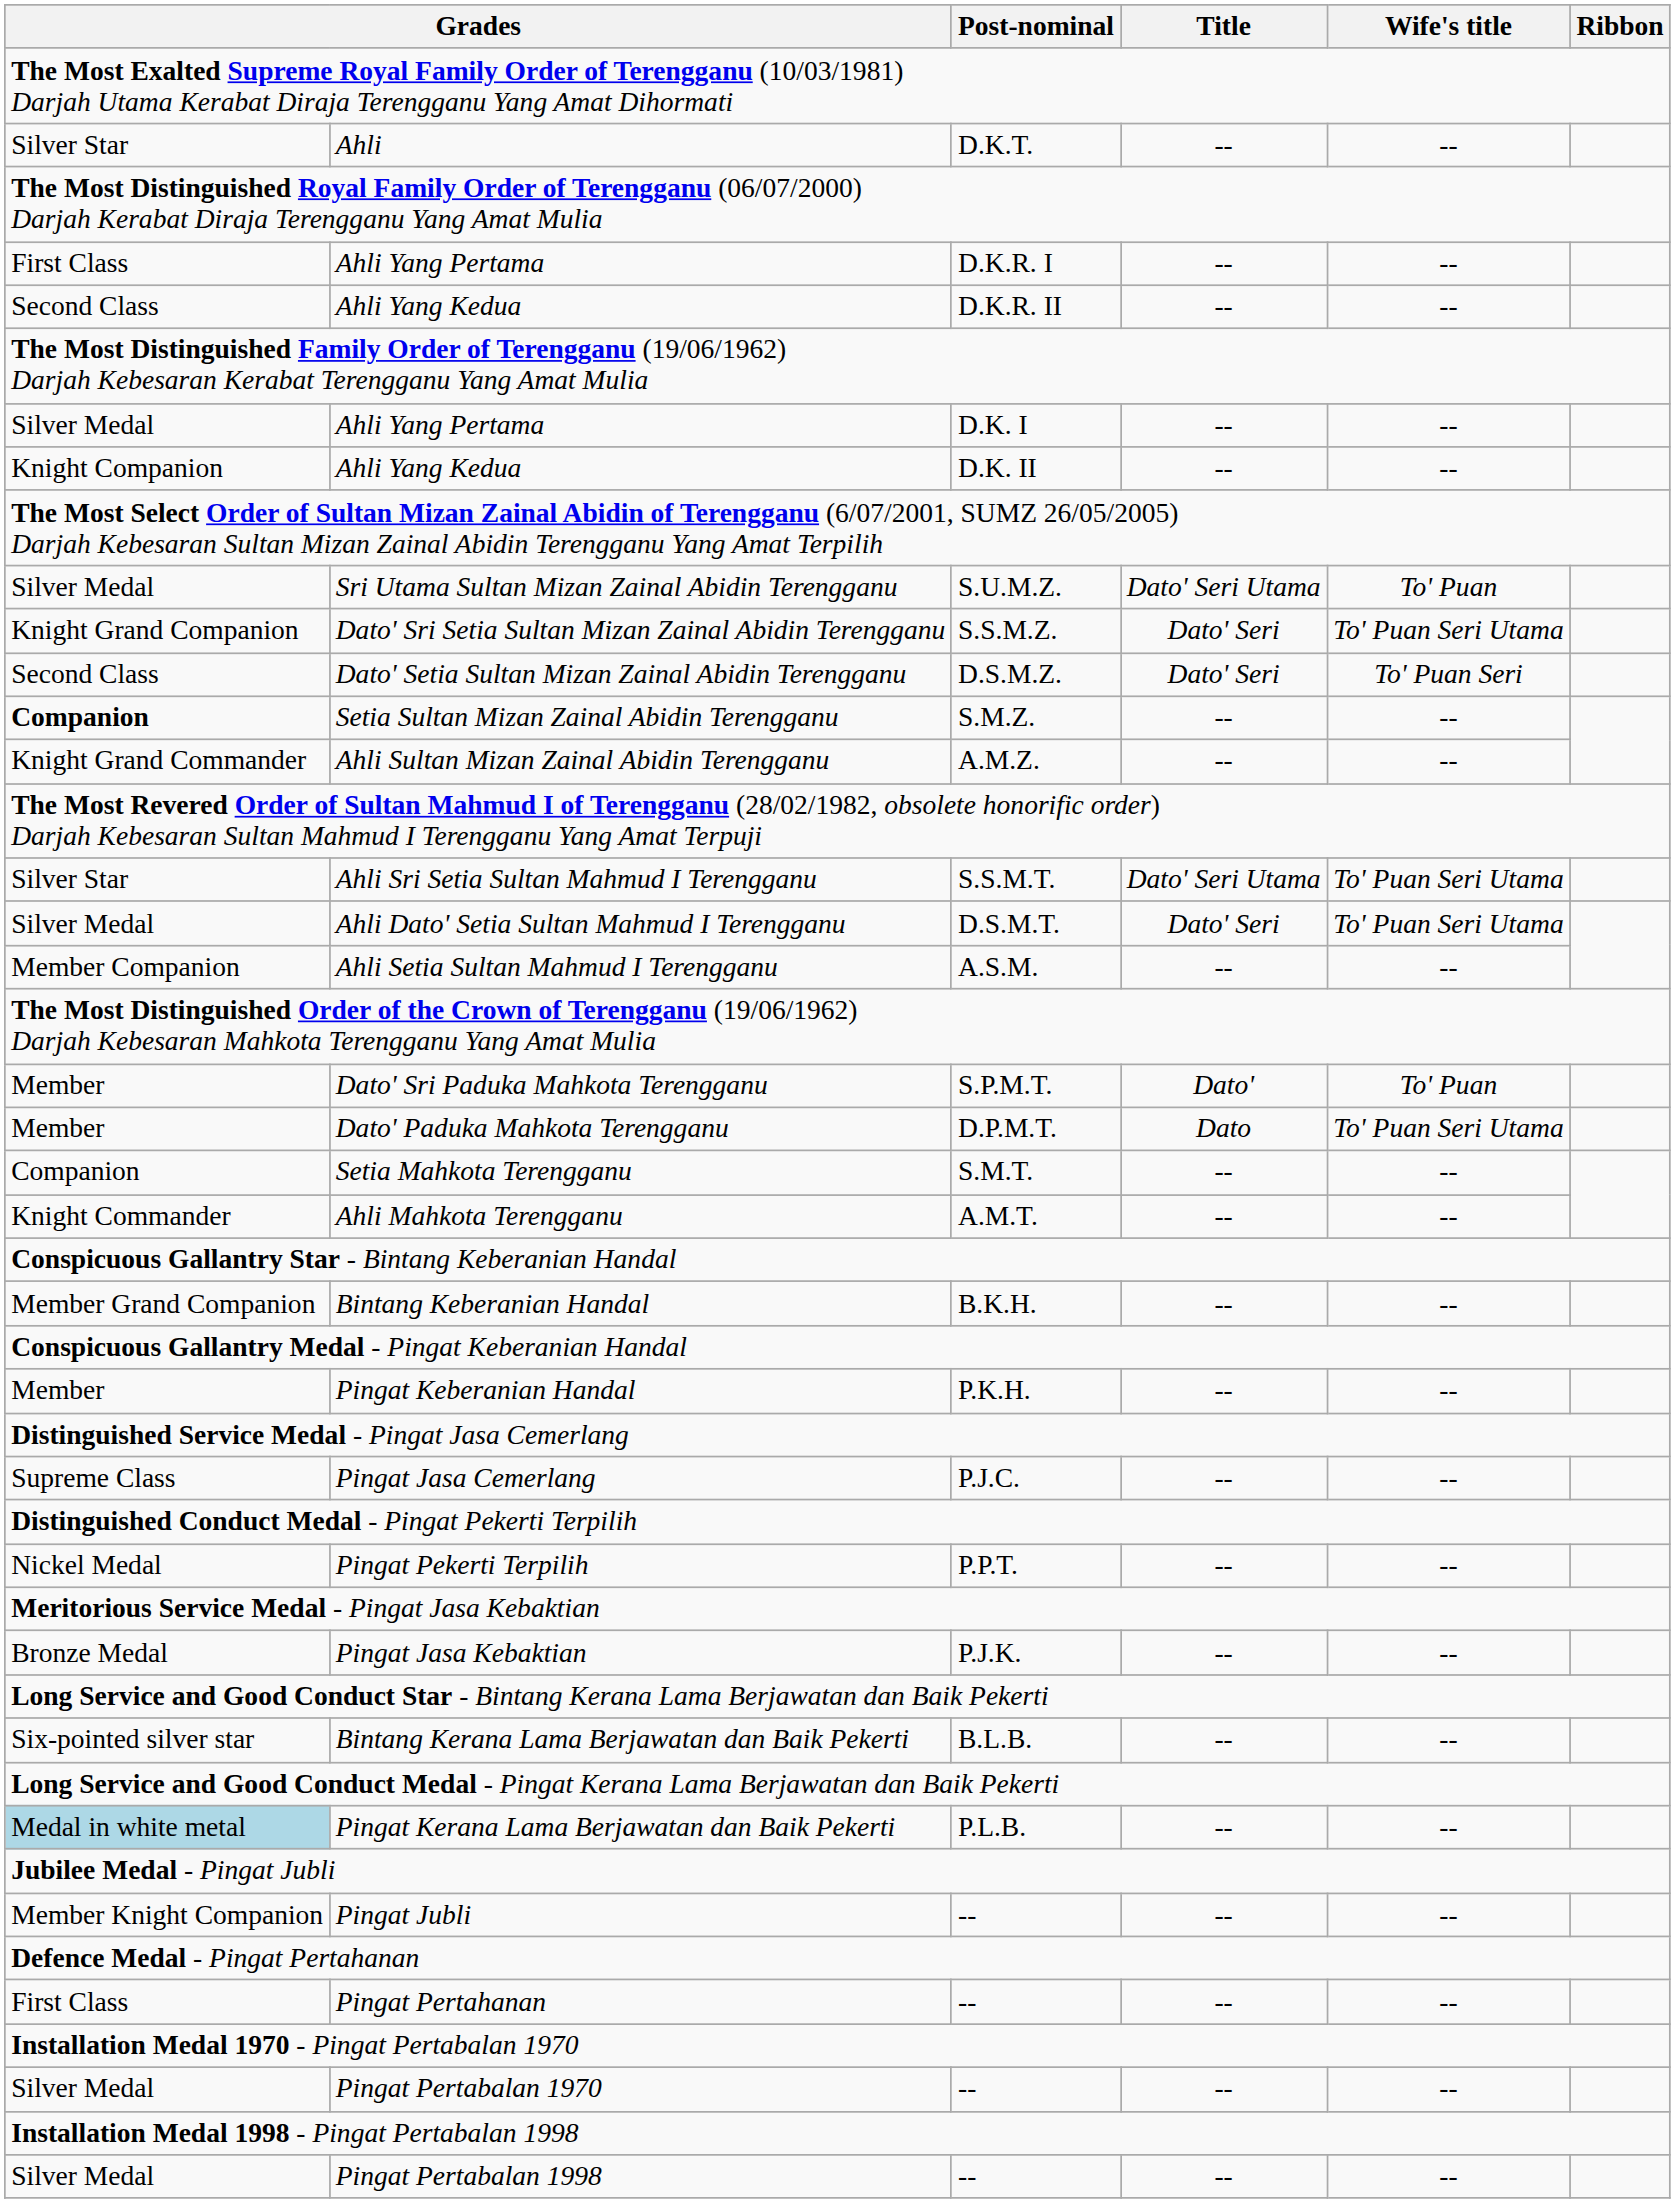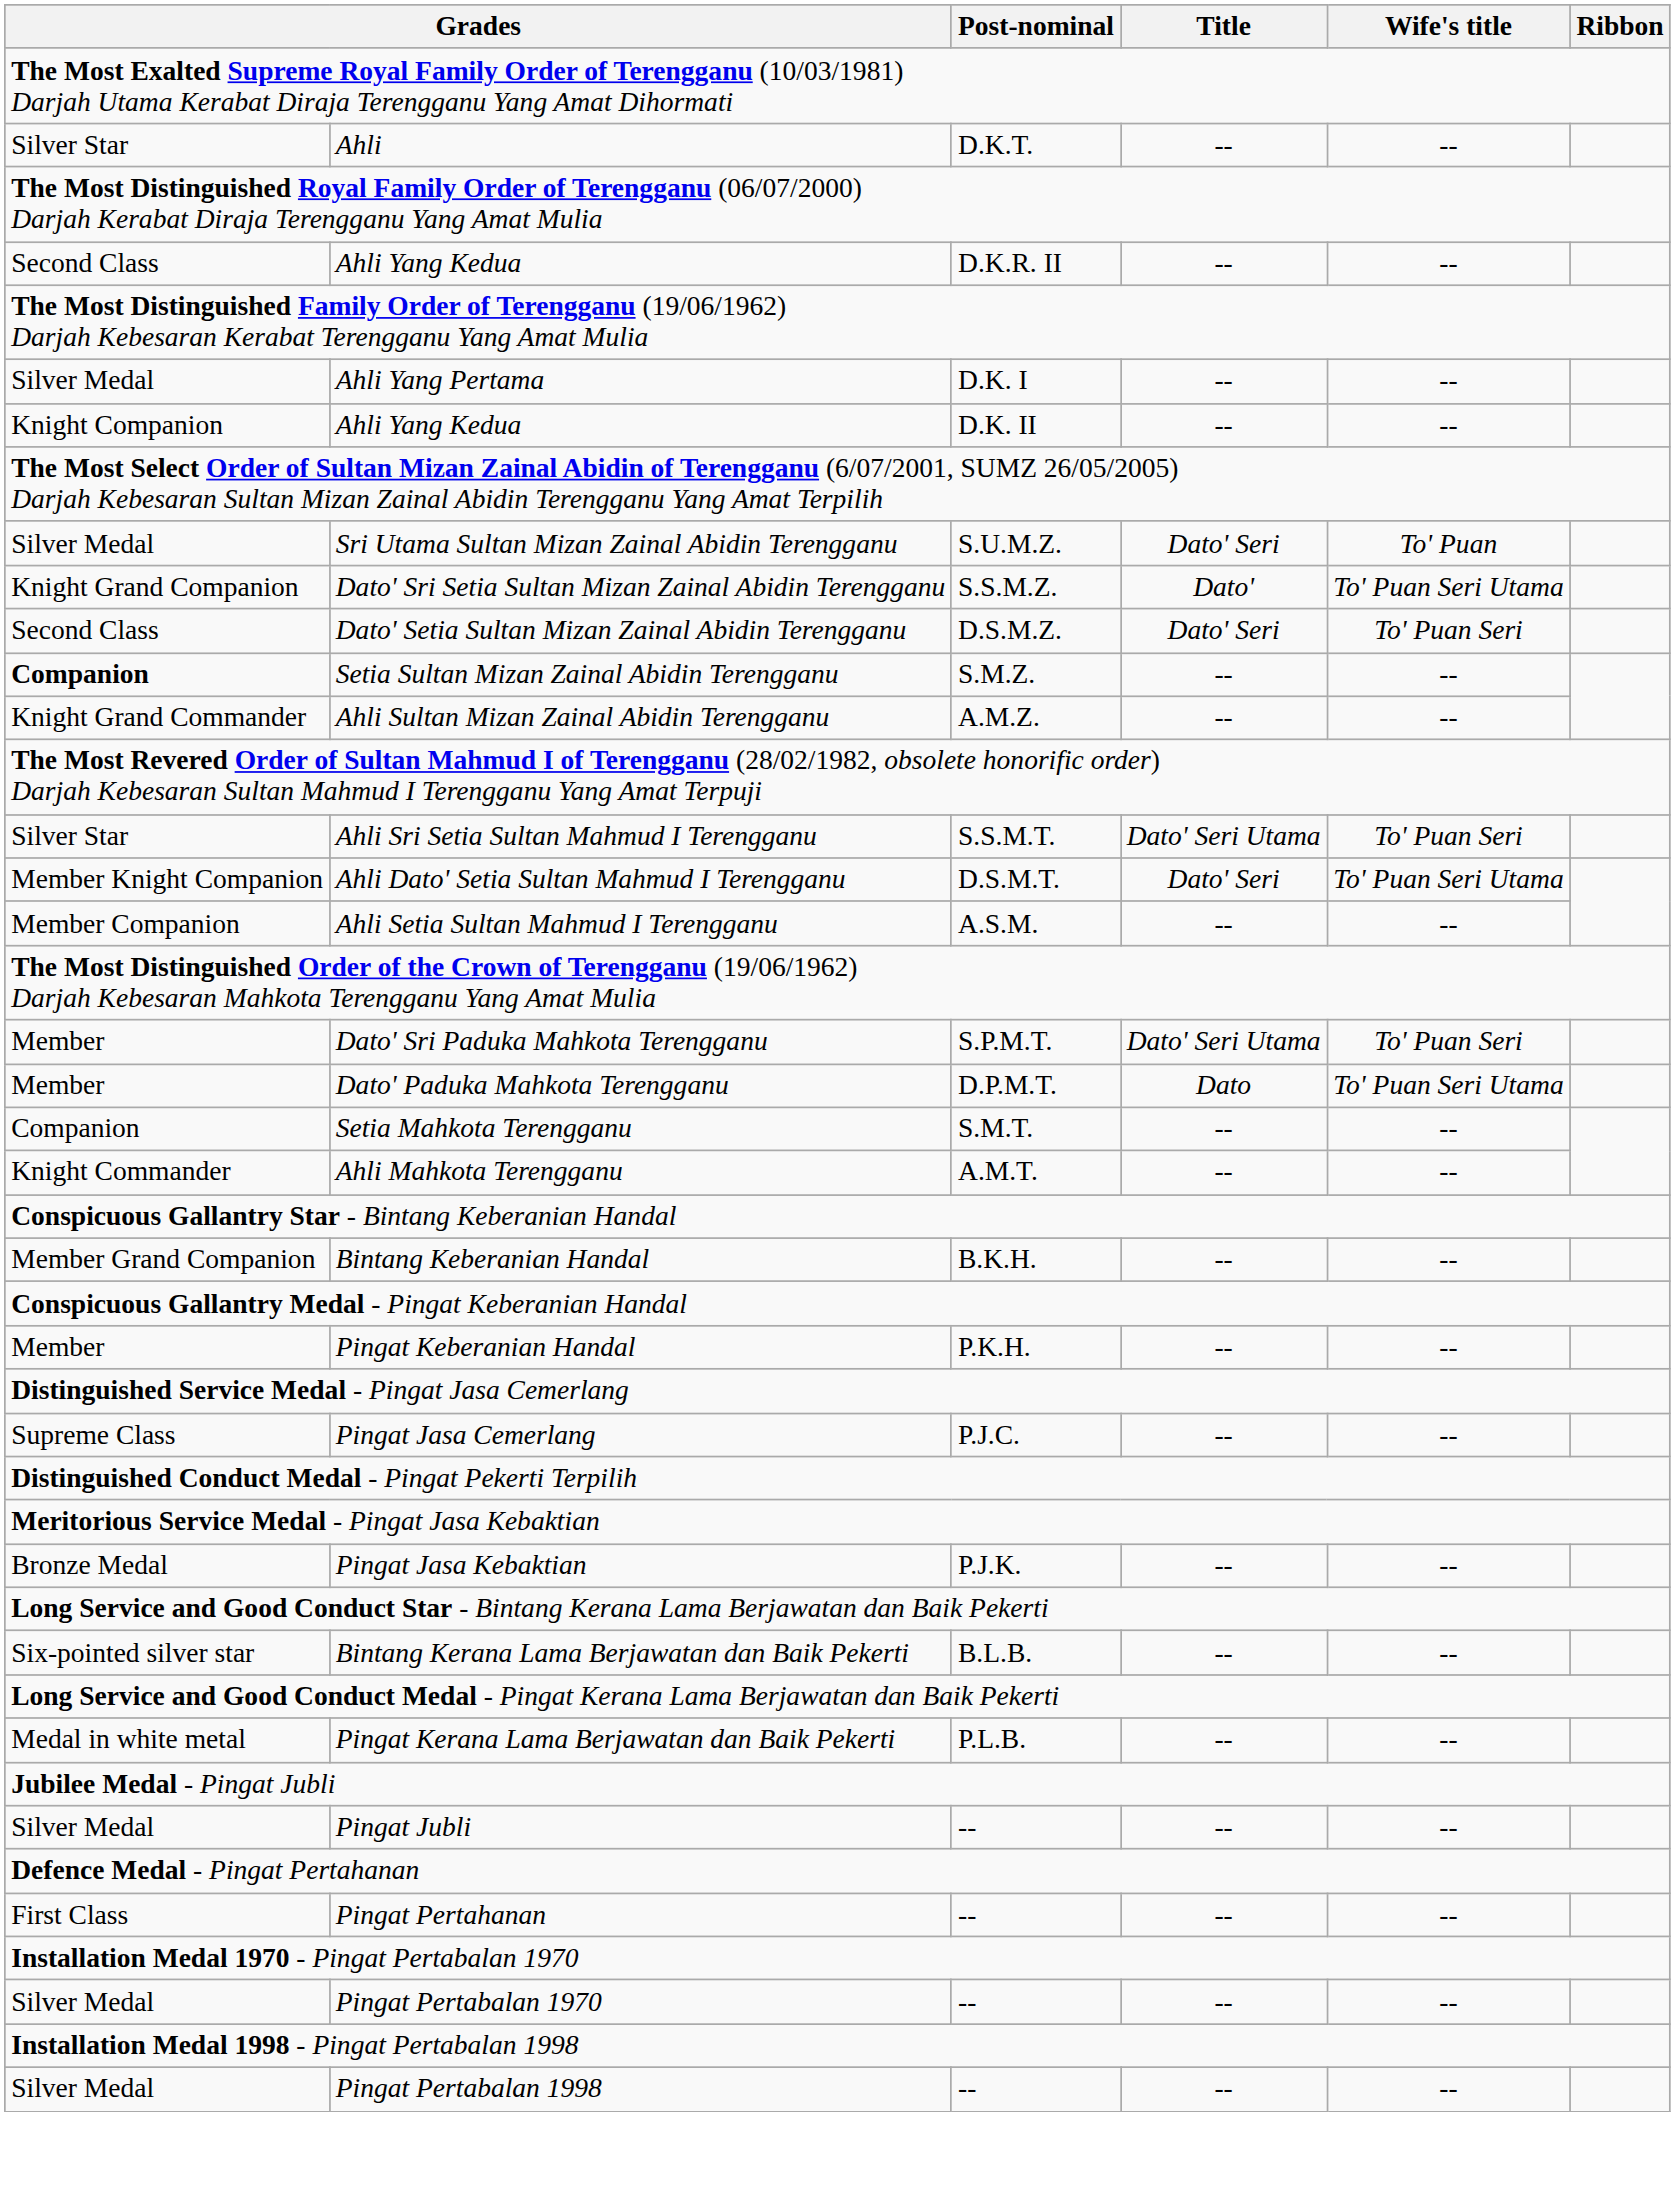- row: (440, 262)
(1224, 586) Dato' Seri Utama -> (1224, 542) Dato' Seri
(1224, 630) Dato' Seri -> (1224, 586) Dato'
(1448, 879) To' Puan Seri Utama -> (1448, 835) To' Puan Seri
(83, 923) Silver Medal -> (167, 879) Member Knight Companion
(1224, 1084) Dato' -> (1224, 1041) Dato' Seri Utama
(1448, 1084) To' Puan -> (1448, 1041) To' Puan Seri
- row: (462, 1565)
(129, 1826) lightblue background -> (129, 1739) no background
(167, 1914) Member Knight Companion -> (83, 1826) Silver Medal
